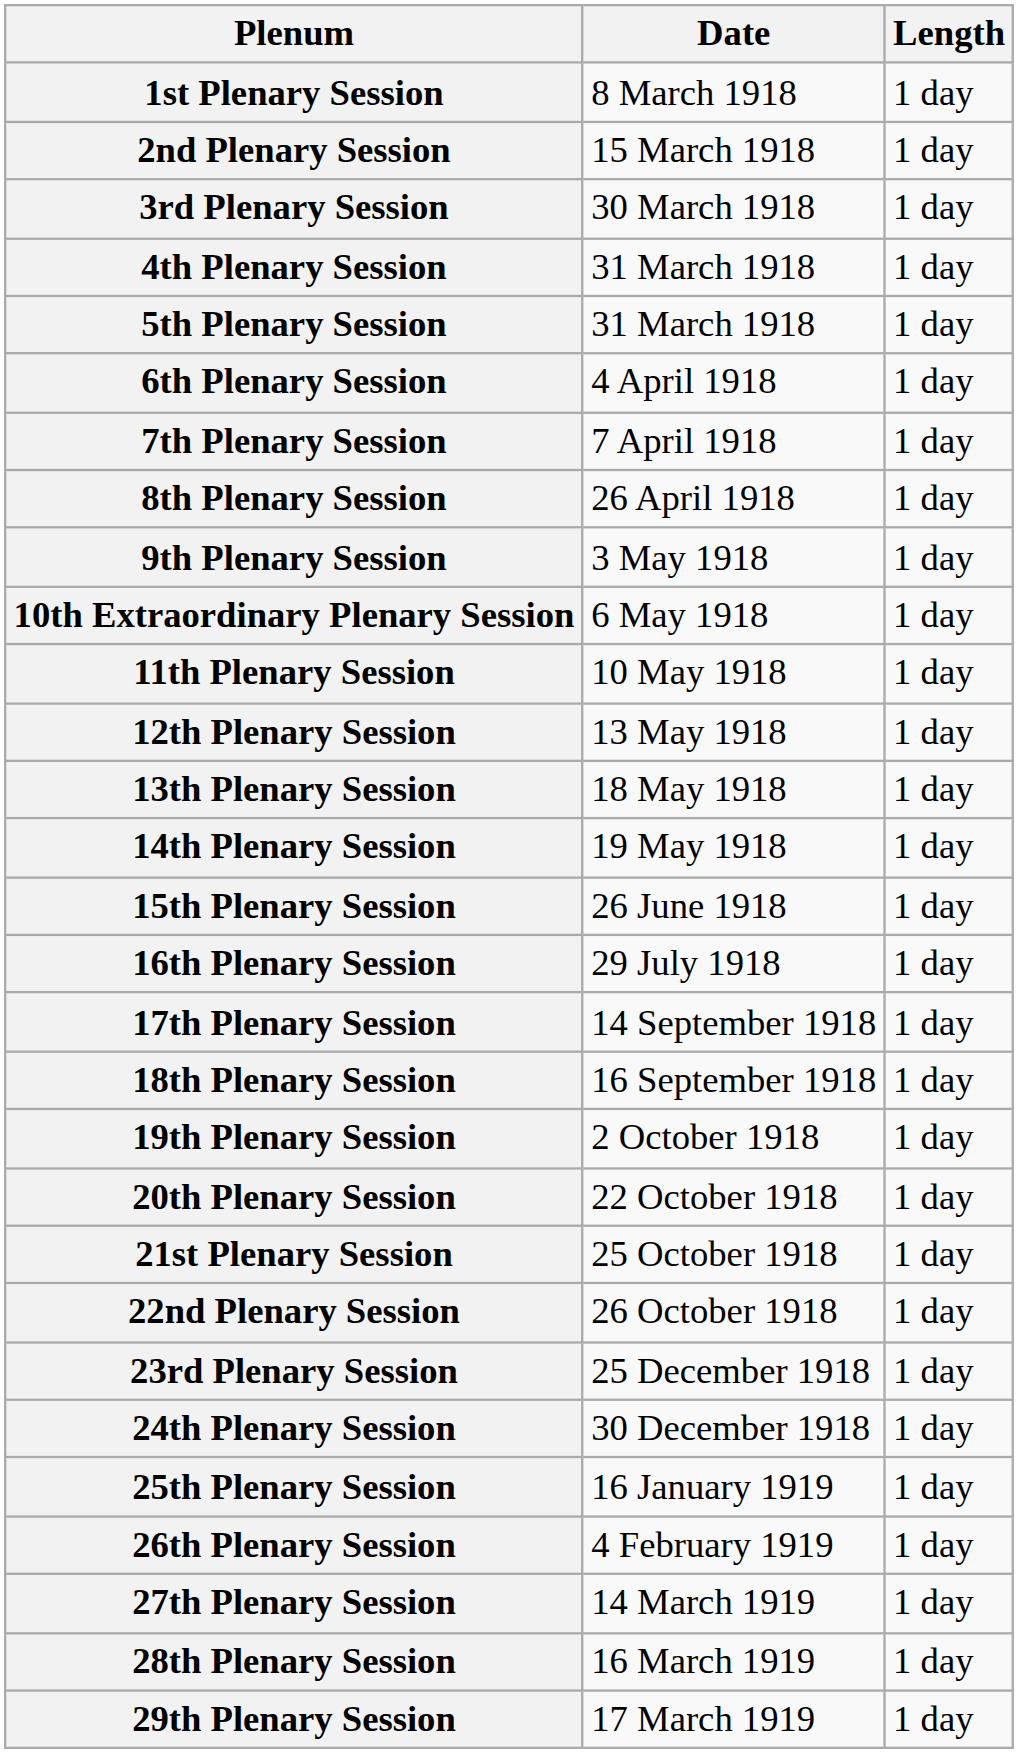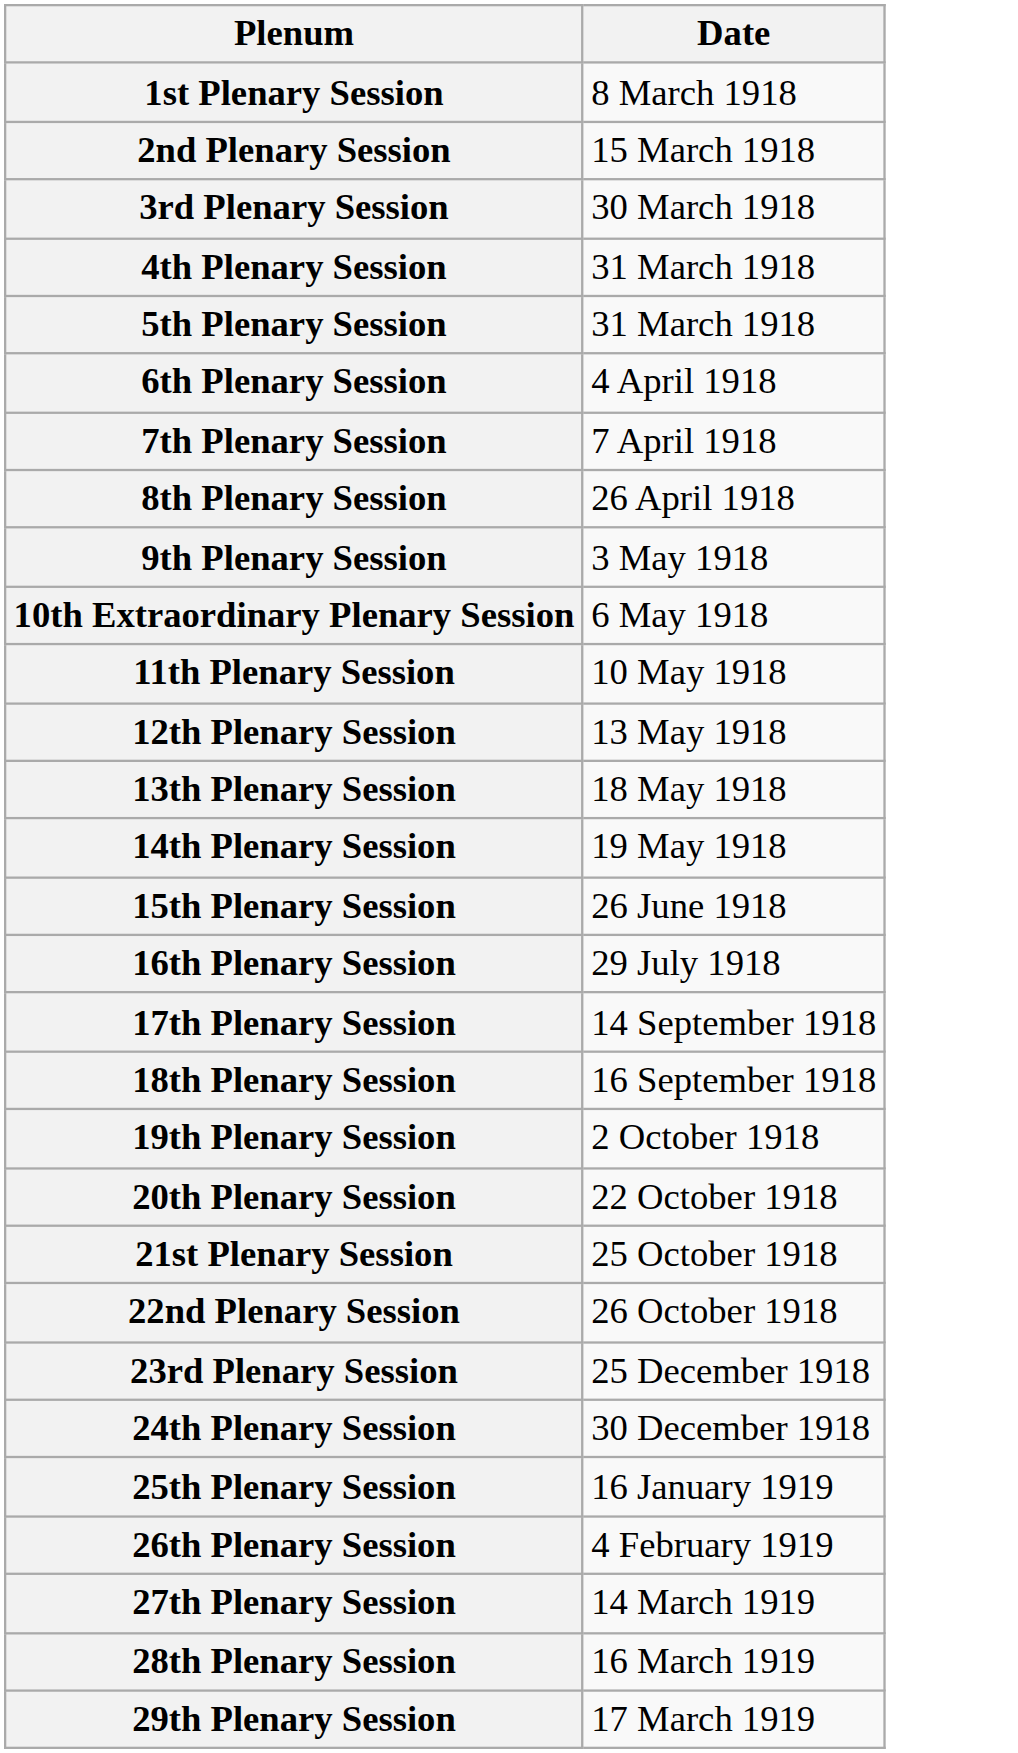- column: (949, 33)
